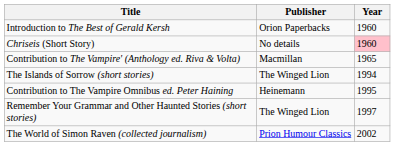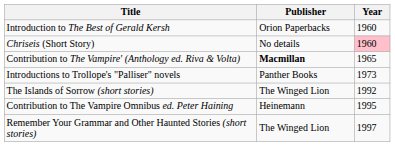(281, 59) normal -> (282, 59) bold
+ row: (93, 75)
(367, 75) 1994 -> (367, 91) 1992
- row: (106, 133)
